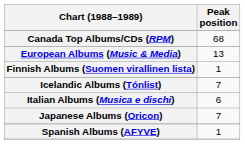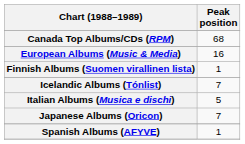(218, 54) 13 -> (218, 54) 16
(218, 100) 6 -> (218, 100) 5
